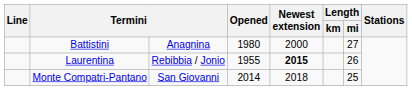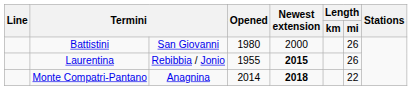(188, 45) Anagnina -> (188, 45) San Giovanni
(353, 45) 27 -> (353, 45) 26
(188, 77) San Giovanni -> (188, 77) Anagnina
(296, 77) normal -> (296, 77) bold
(353, 77) 25 -> (353, 77) 22
